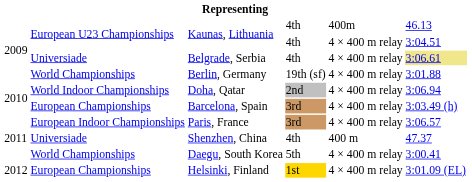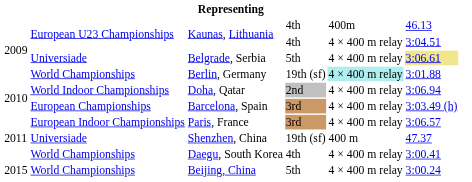(293, 58) 4th -> (293, 58) 5th
(366, 74) no background -> (366, 74) paleturquoise background
(293, 138) 4th -> (306, 138) 19th (sf)
(293, 154) 5th -> (293, 154) 4th
- row: (91, 170)
+ row: (83, 170)
